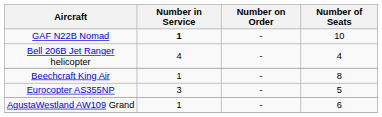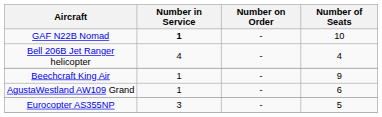(339, 75) 8 -> (339, 75) 9
rows swapped: (71, 105) <-> (71, 90)
